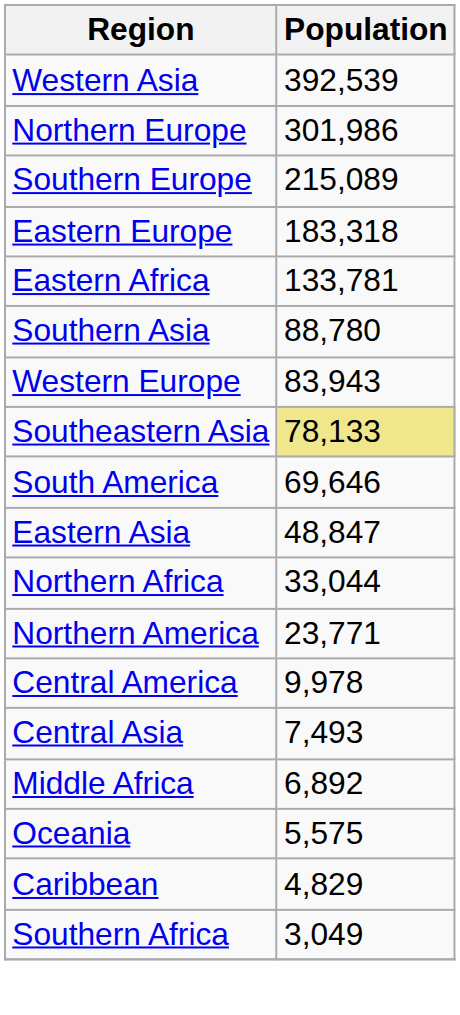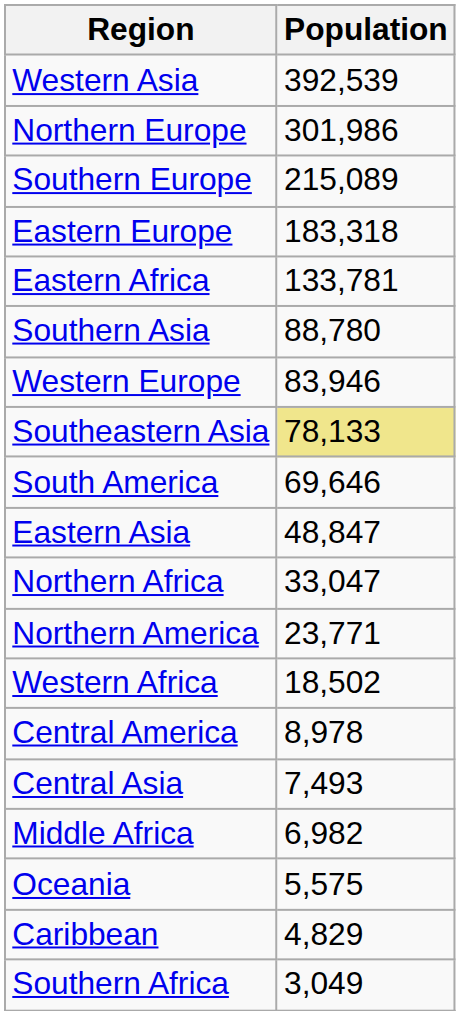(332, 381) 83,943 -> (332, 381) 83,946
(332, 582) 33,044 -> (332, 582) 33,047
+ row: (115, 682)
(324, 682) 9,978 -> (324, 733) 8,978
(324, 783) 6,892 -> (324, 833) 6,982
